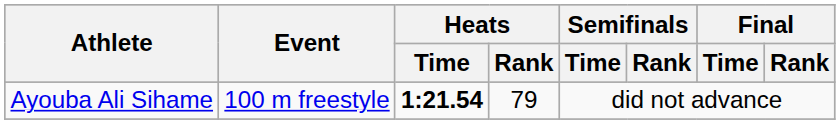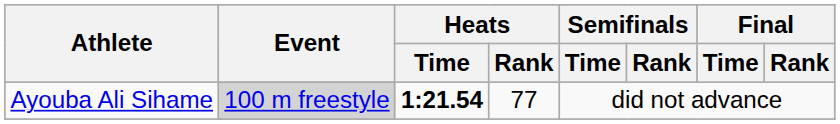(307, 101) no background -> (307, 101) lightgrey background
(524, 101) 79 -> (524, 101) 77
